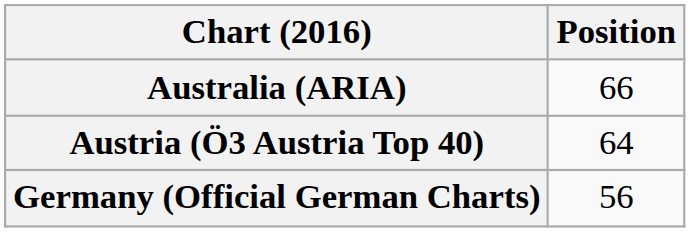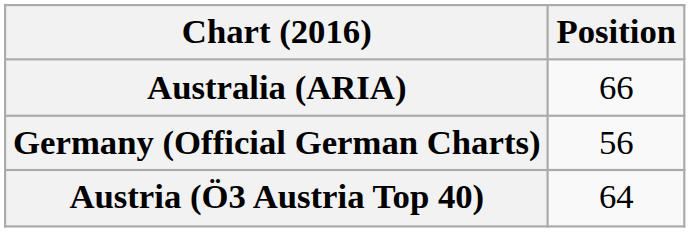rows swapped: (277, 142) <-> (277, 197)
